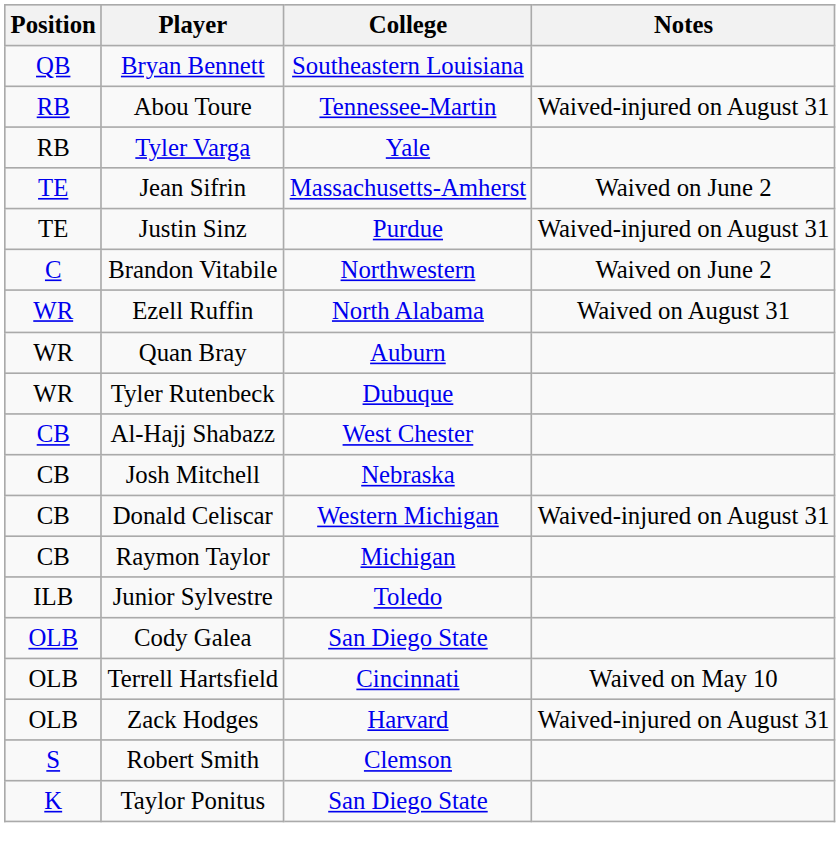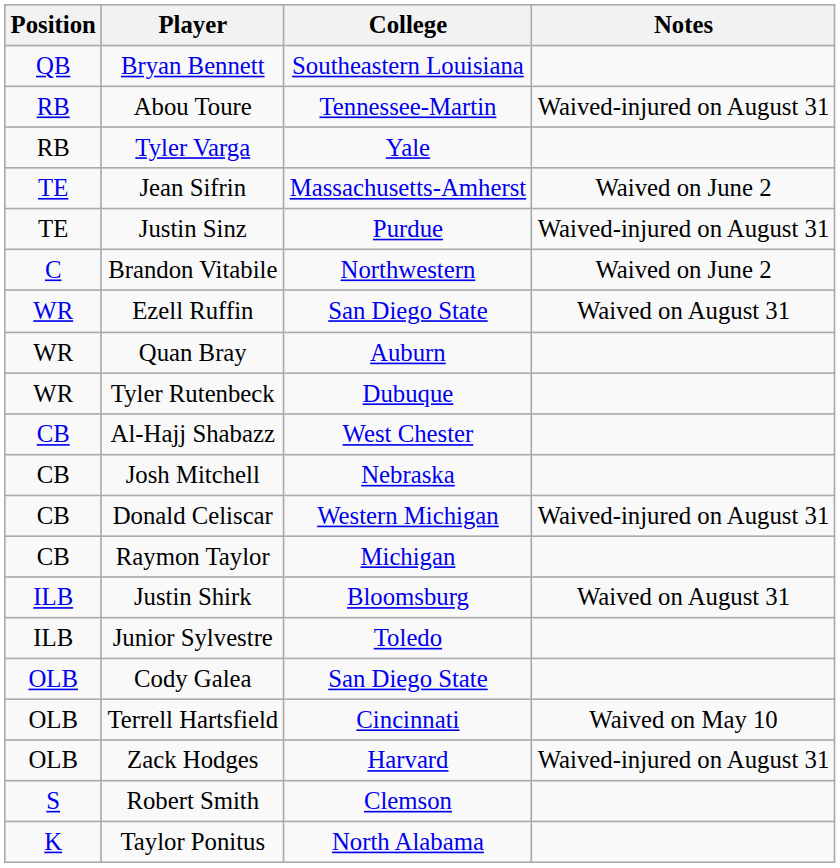(408, 311) North Alabama -> (408, 311) San Diego State
+ row: (193, 597)
(408, 801) San Diego State -> (408, 842) North Alabama
